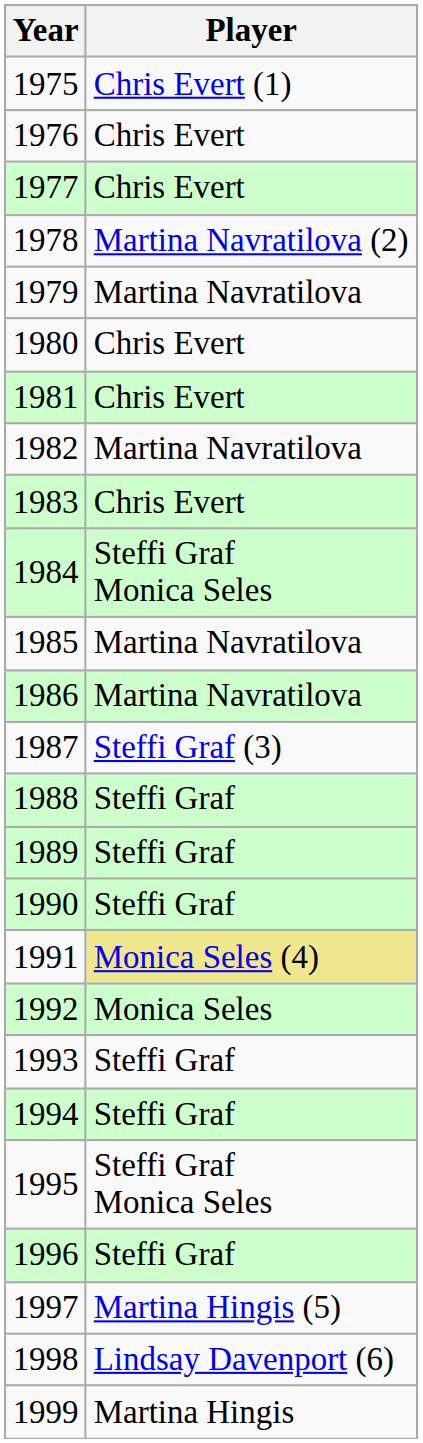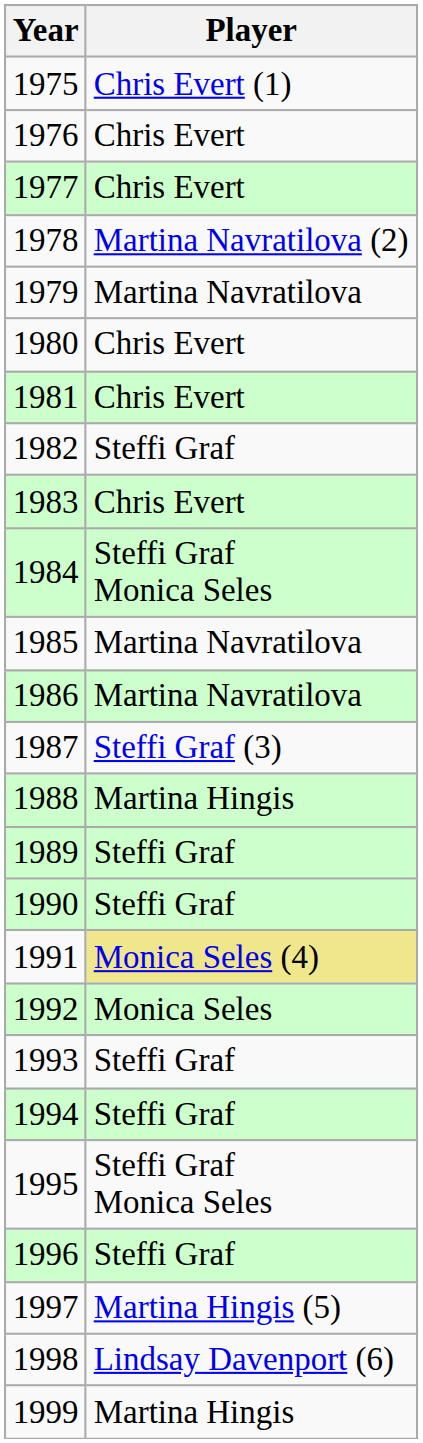(228, 448) Martina Navratilova -> (164, 448) Steffi Graf
(164, 799) Steffi Graf -> (194, 799) Martina Hingis
